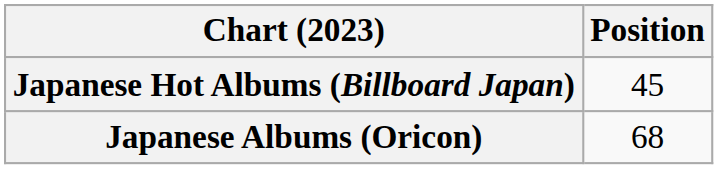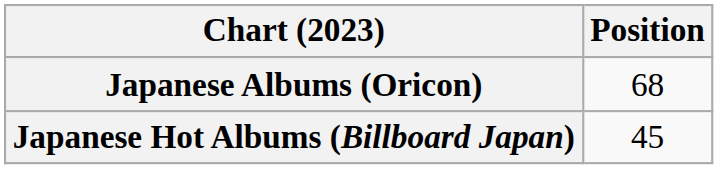rows swapped: (294, 136) <-> (294, 83)
